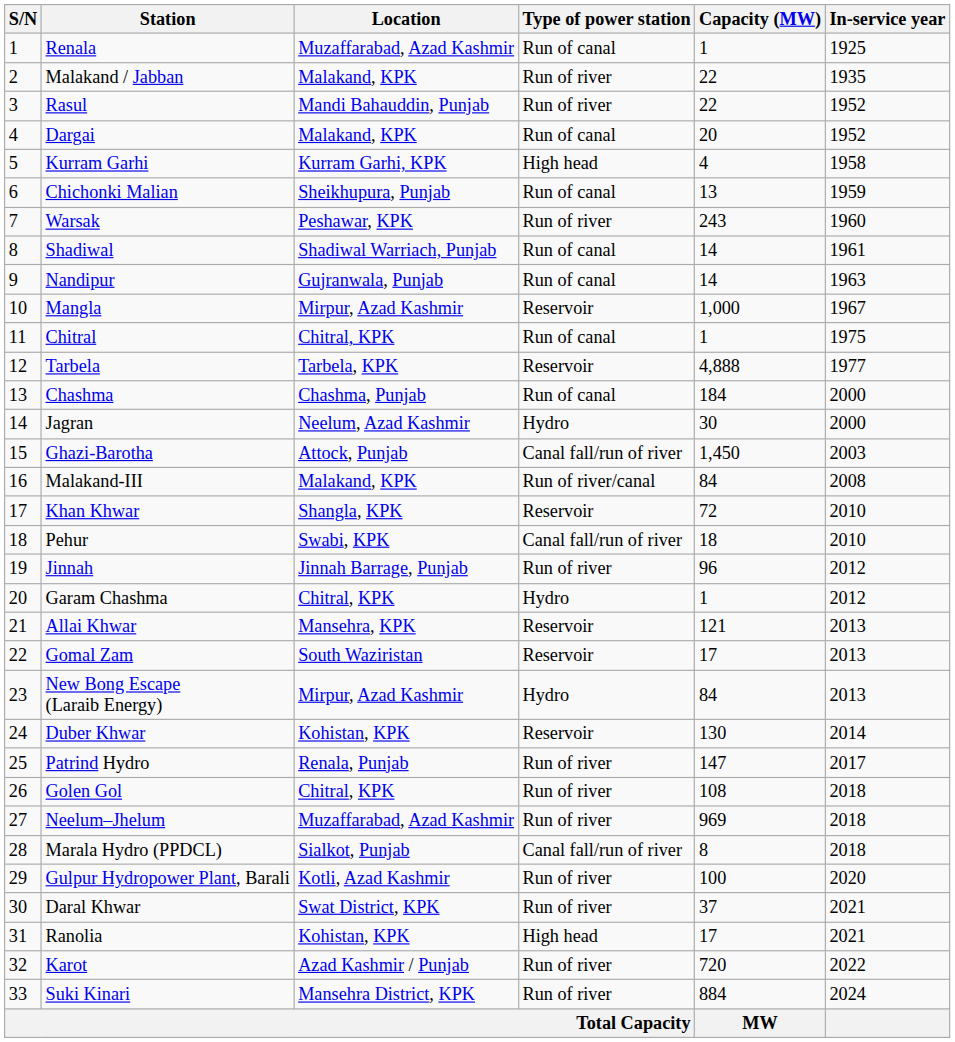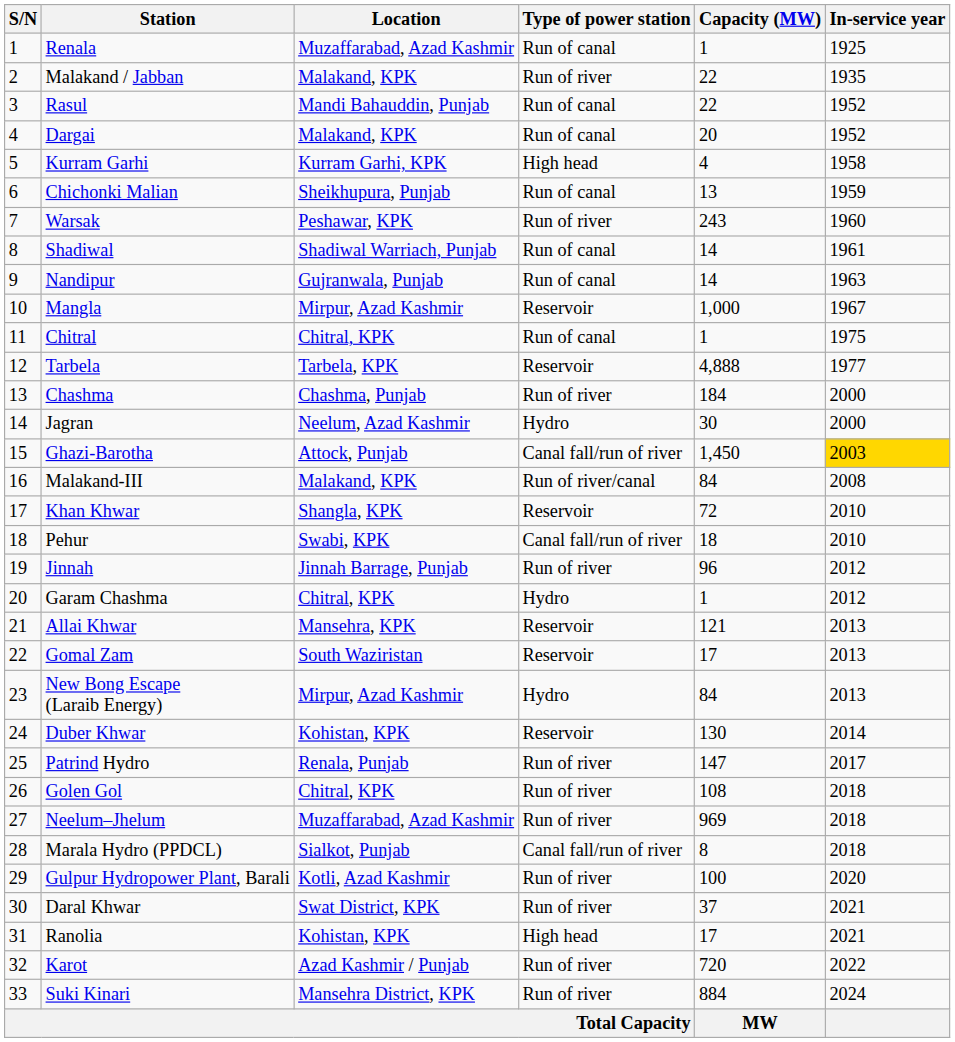(567, 105) Run of river -> (569, 105) Run of canal
(569, 395) Run of canal -> (567, 395) Run of river
(848, 452) no background -> (848, 452) gold background
